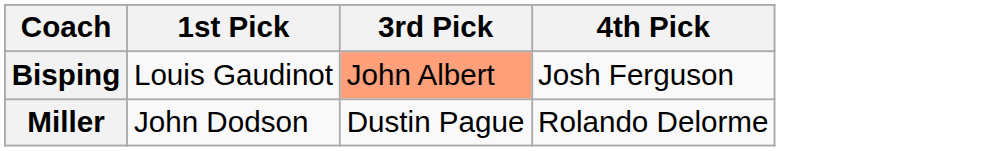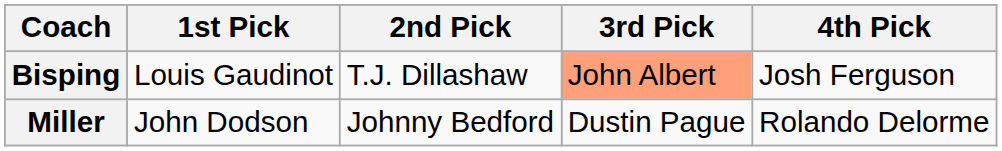+ column: (450, 27)
